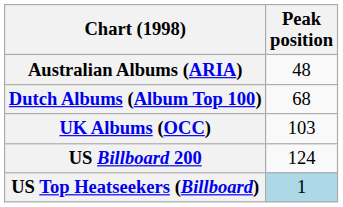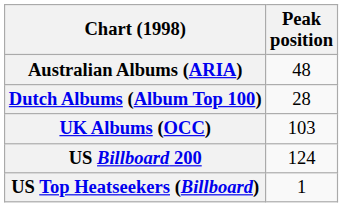(302, 98) 68 -> (302, 98) 28
(302, 187) lightblue background -> (302, 187) no background
